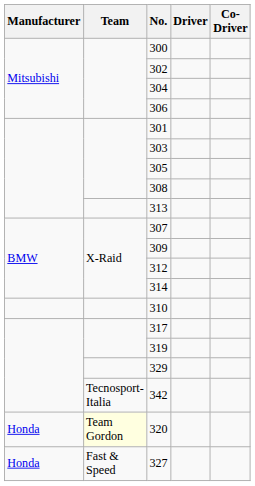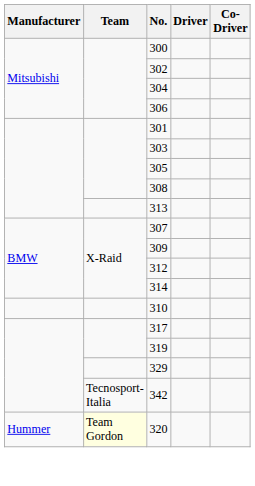(23, 429) Honda -> (29, 429) Hummer
- row: (158, 463)
